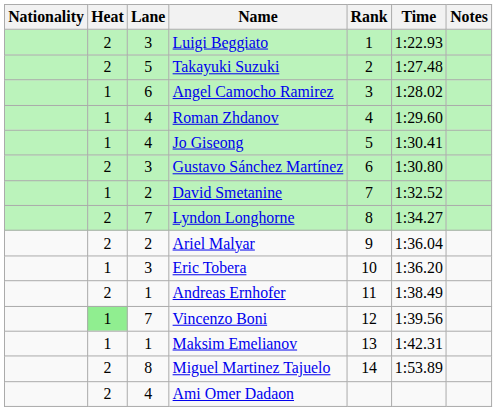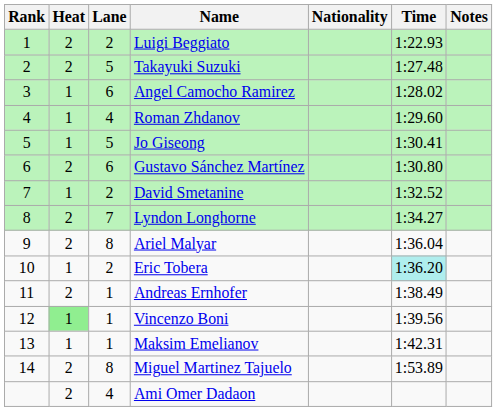columns swapped: (369, 17) <-> (46, 17)
(148, 42) 3 -> (109, 42) 2
(148, 142) 4 -> (109, 142) 5
(148, 167) 3 -> (109, 167) 6
(148, 243) 2 -> (109, 243) 8
(148, 268) 3 -> (109, 268) 2
(419, 268) no background -> (419, 268) paleturquoise background
(148, 318) 7 -> (109, 318) 1
